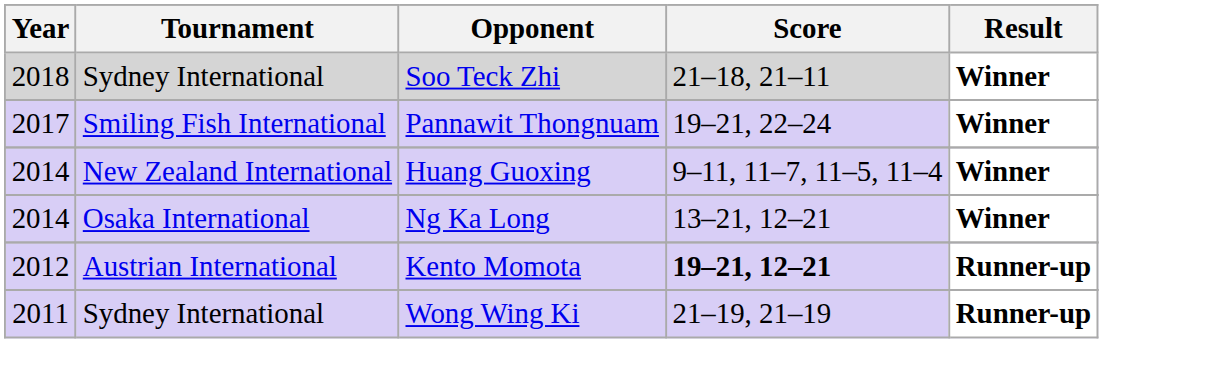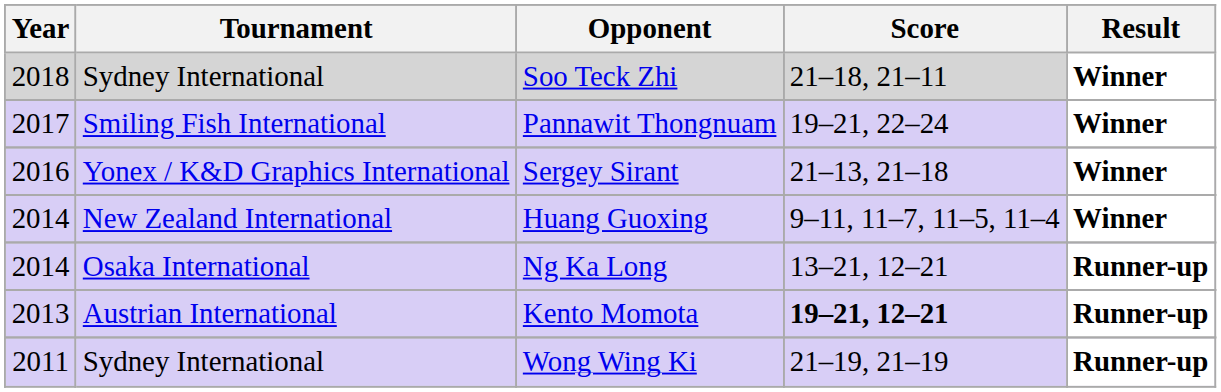+ row: (601, 171)
(1003, 218) Winner -> (1141, 266) Runner-up
(41, 266) 2012 -> (41, 314) 2013
